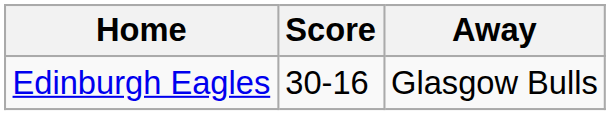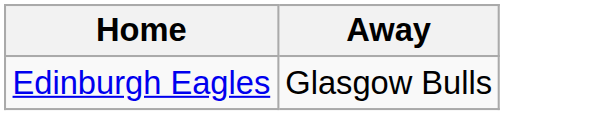- column: (331, 30)
